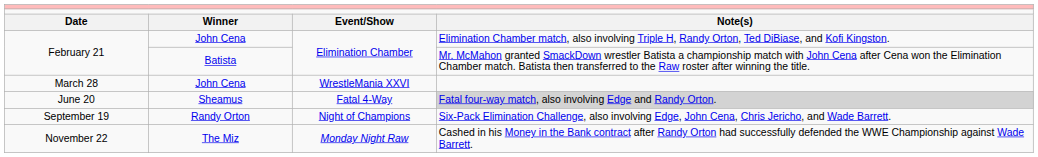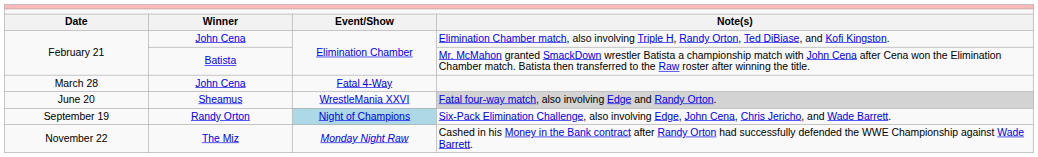(364, 83) WrestleMania XXVI -> (364, 83) Fatal 4-Way
(364, 100) Fatal 4-Way -> (364, 100) WrestleMania XXVI
(364, 116) no background -> (364, 116) lightblue background
